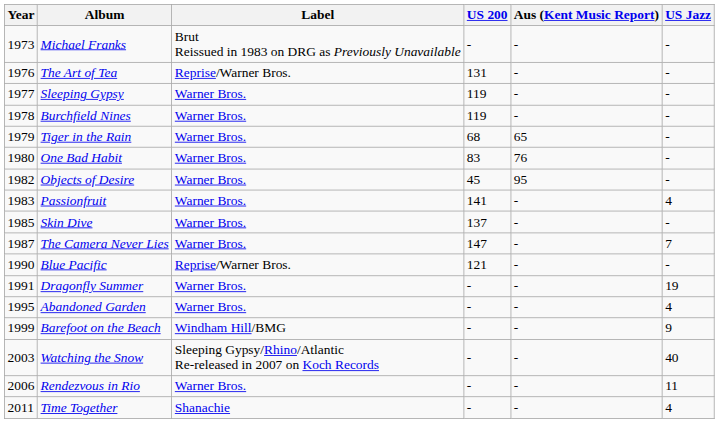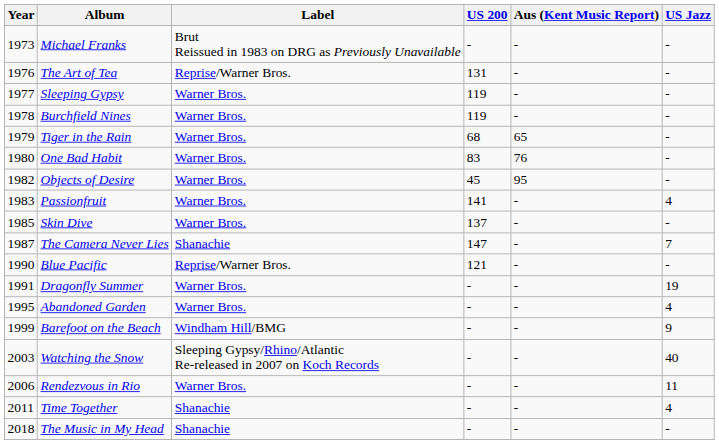(210, 243) Warner Bros. -> (202, 243) Shanachie
+ row: (102, 429)
